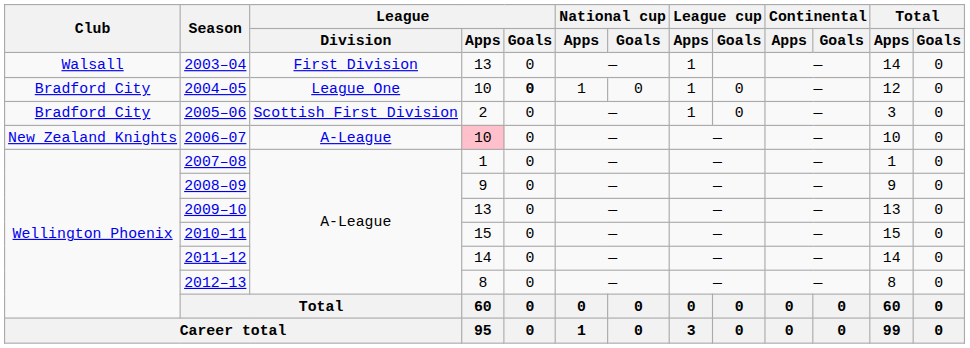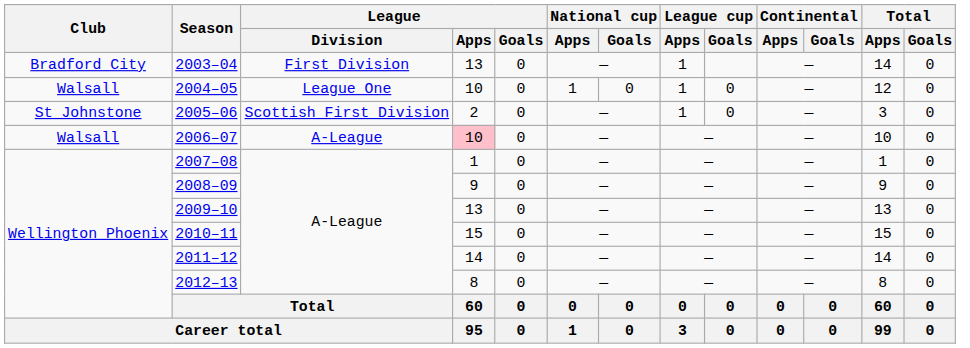(93, 65) Walsall -> (88, 65) Bradford City
(93, 89) Bradford City -> (88, 89) Walsall
(530, 89) bold -> (521, 89) normal
(93, 113) Bradford City -> (88, 113) St Johnstone
(93, 137) New Zealand Knights -> (88, 137) Walsall
